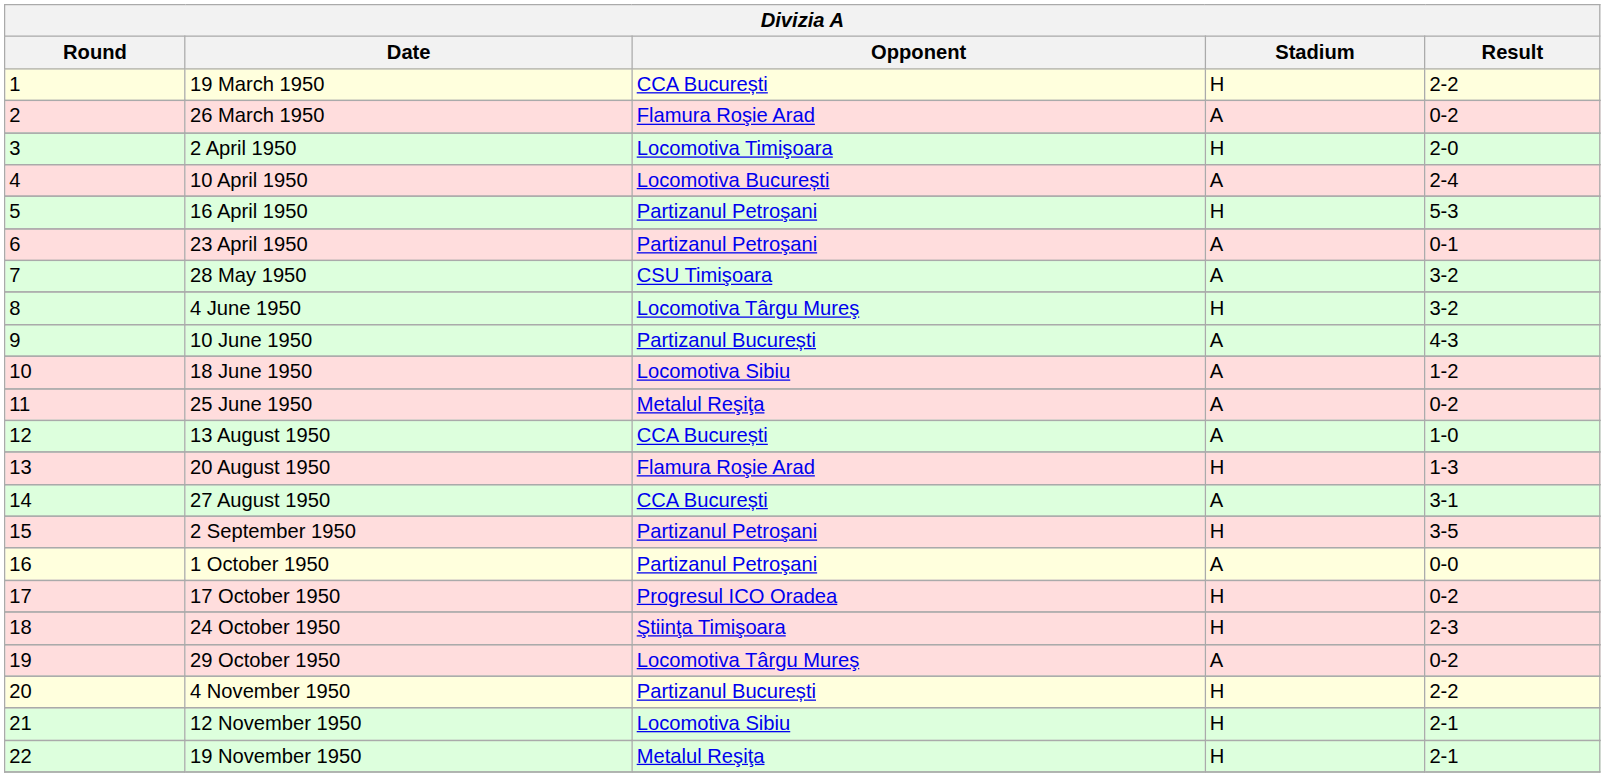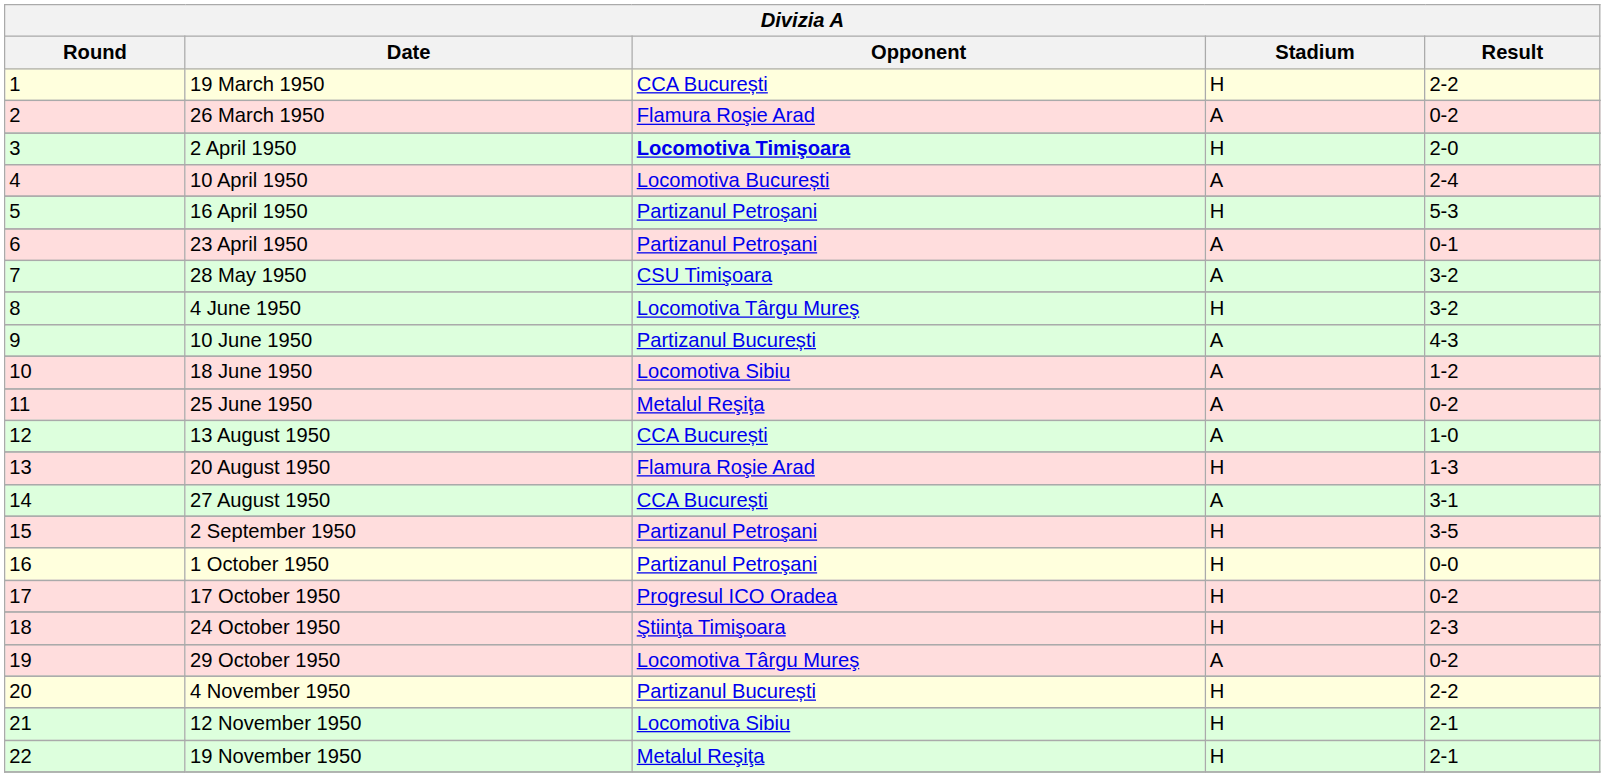(735, 148) normal -> (744, 148) bold
(1217, 564) A -> (1217, 564) H
